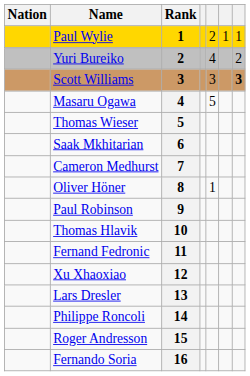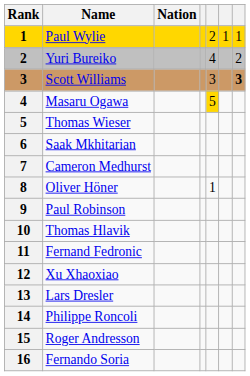columns swapped: (181, 15) <-> (27, 15)
(212, 101) no background -> (212, 101) gold background
